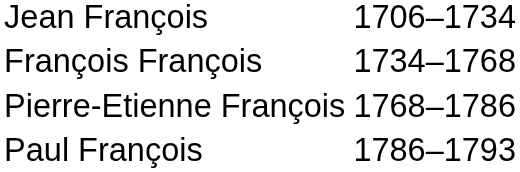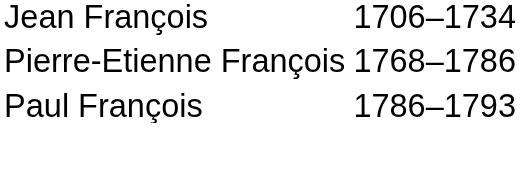- row: (133, 61)
